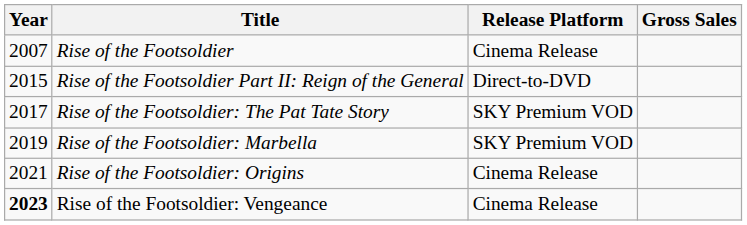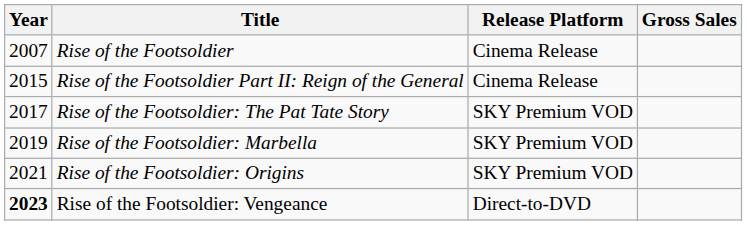(532, 81) Direct-to-DVD -> (535, 81) Cinema Release
(535, 173) Cinema Release -> (553, 173) SKY Premium VOD
(535, 204) Cinema Release -> (532, 204) Direct-to-DVD
